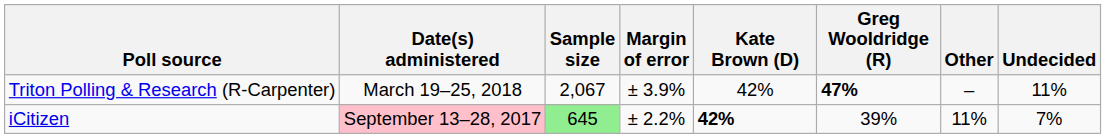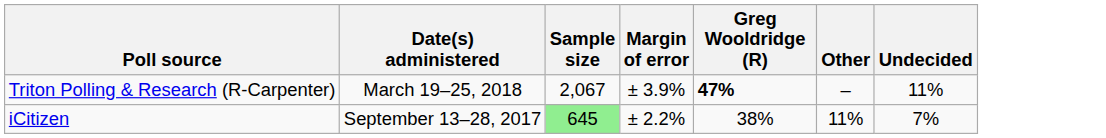- column: (755, 50)
(443, 118) pink background -> (443, 118) no background
(879, 118) 39% -> (755, 118) 38%
